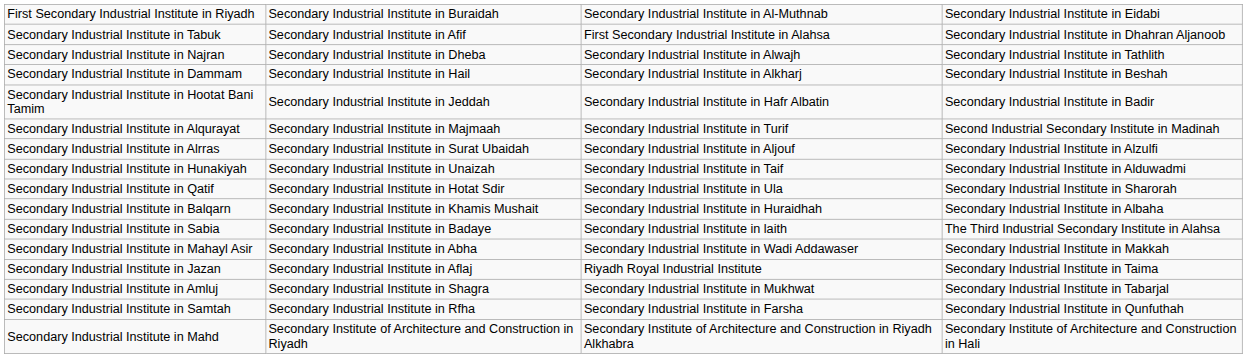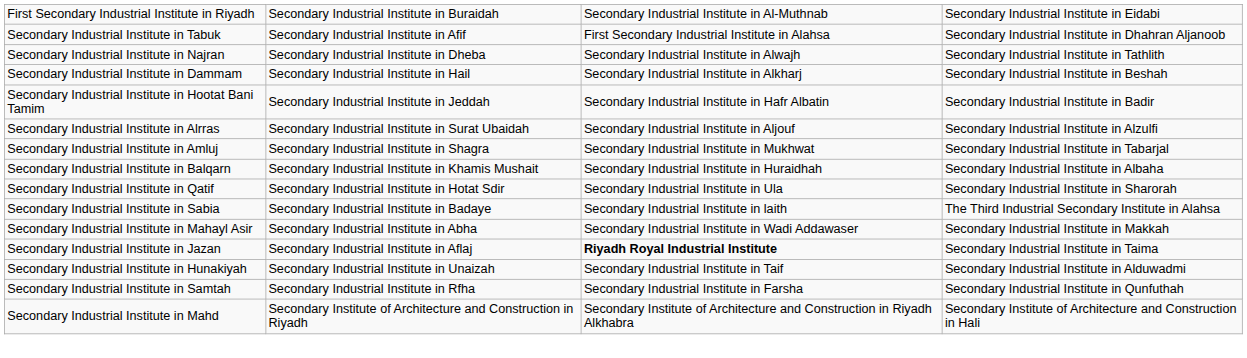- row: (124, 128)
rows swapped: (127, 169) <-> (113, 289)
rows swapped: (119, 209) <-> (111, 189)
(673, 269) normal -> (681, 249) bold
